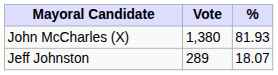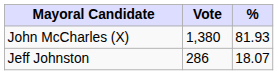(197, 59) 289 -> (197, 59) 286
